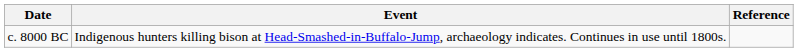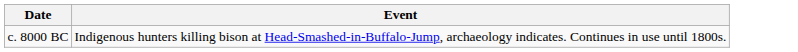- column: (761, 15)
